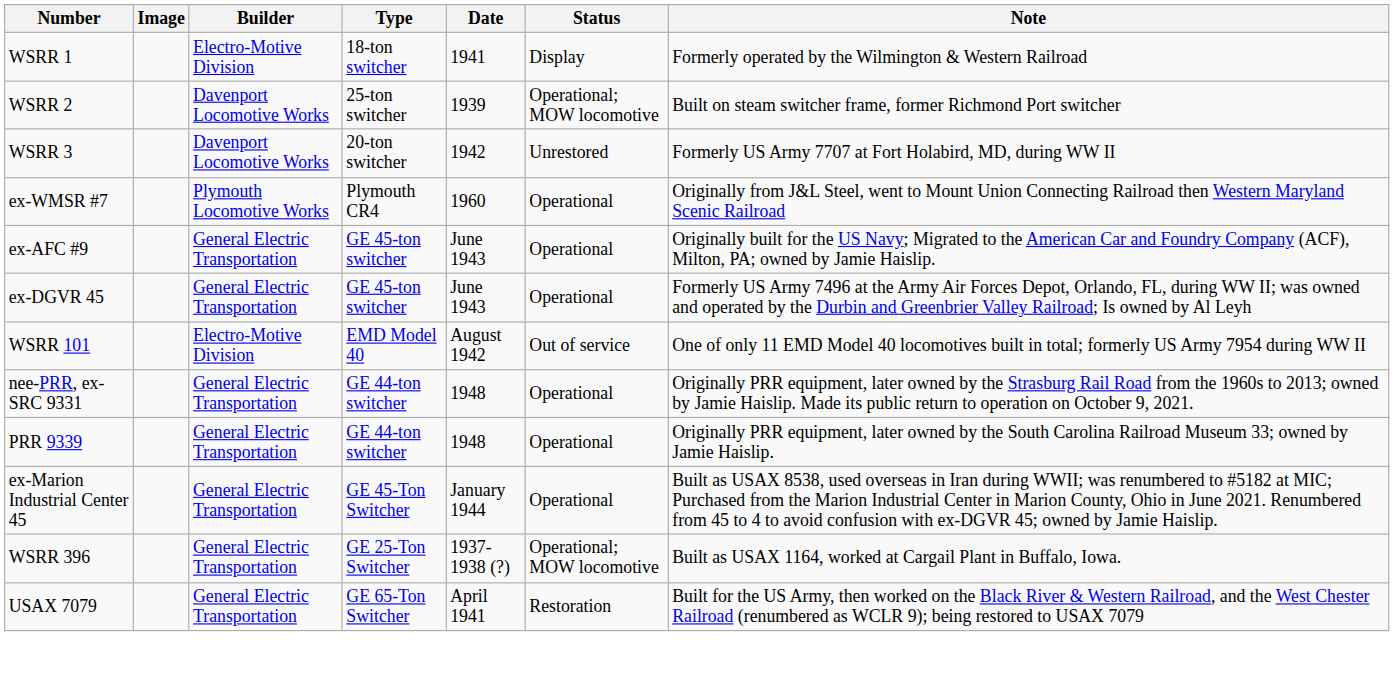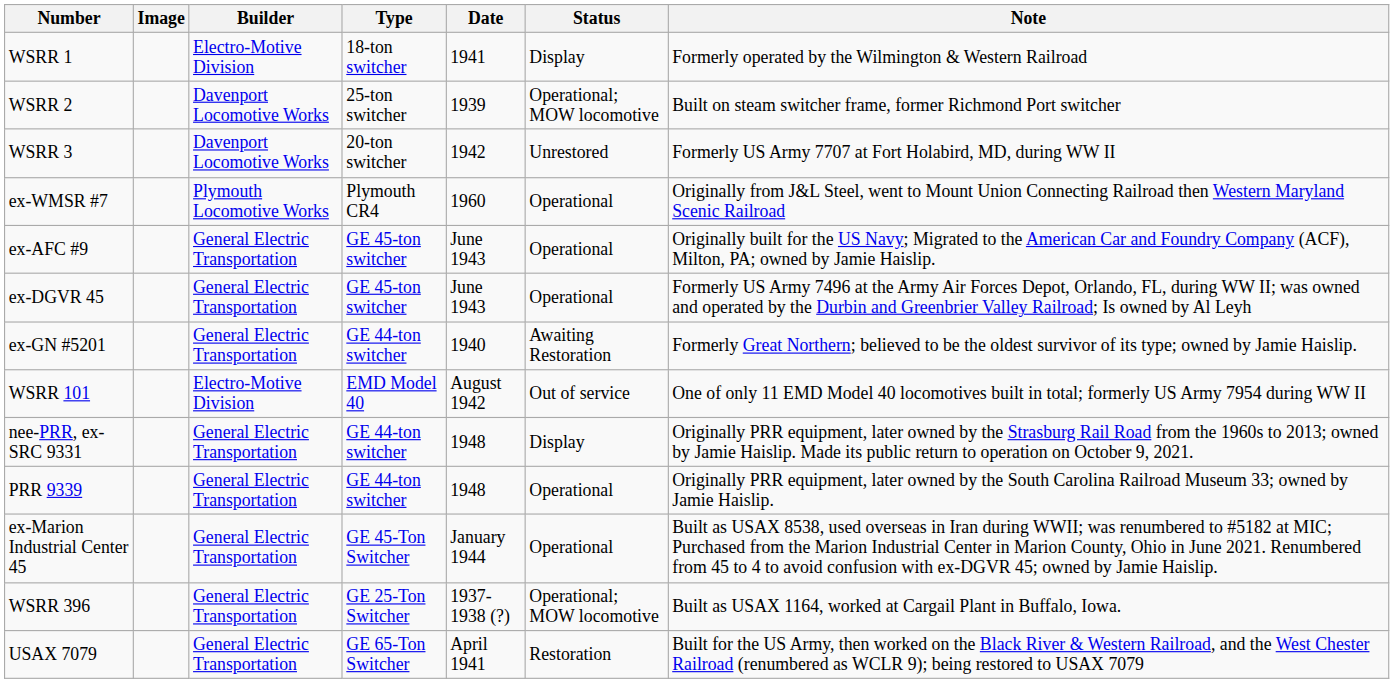+ row: (57, 345)
(571, 393) Operational -> (557, 441) Display
